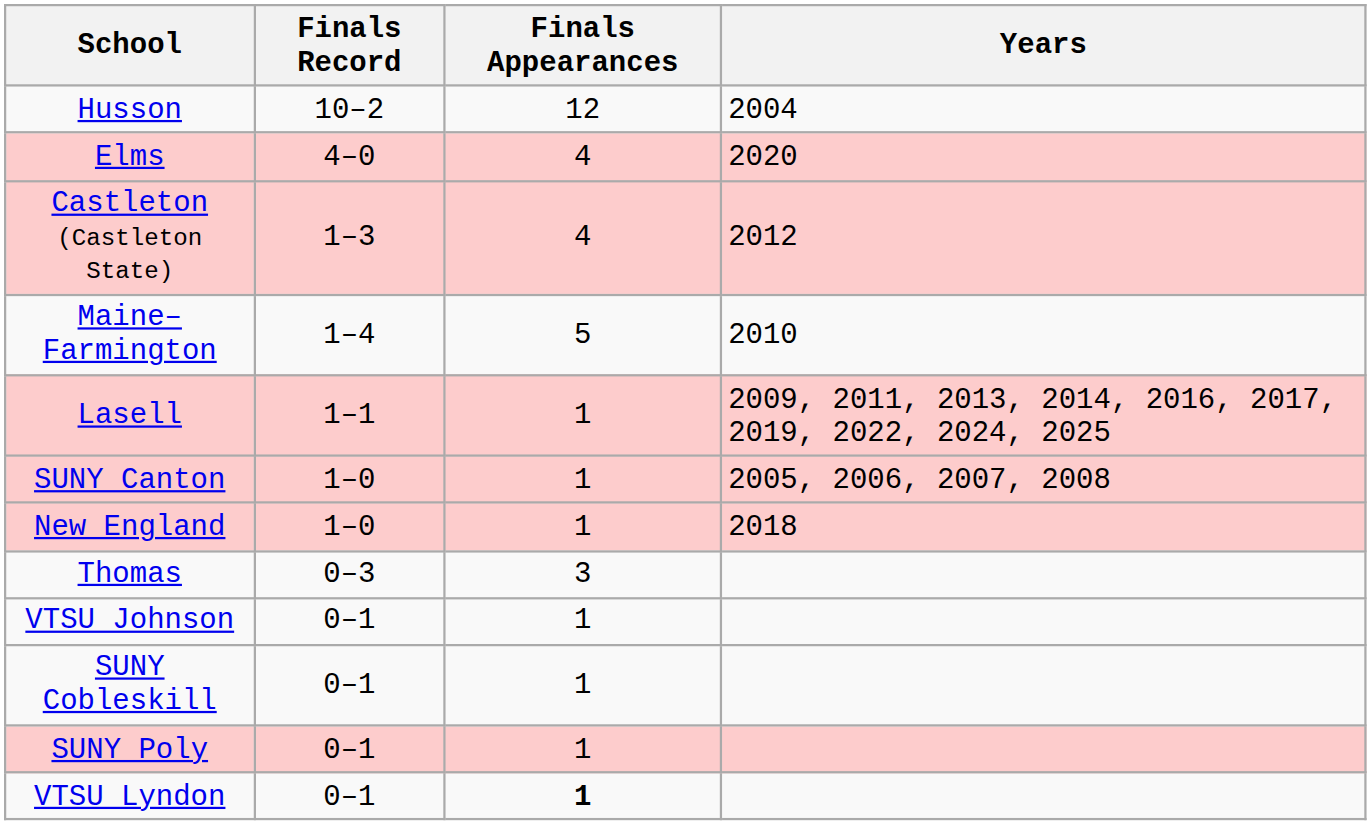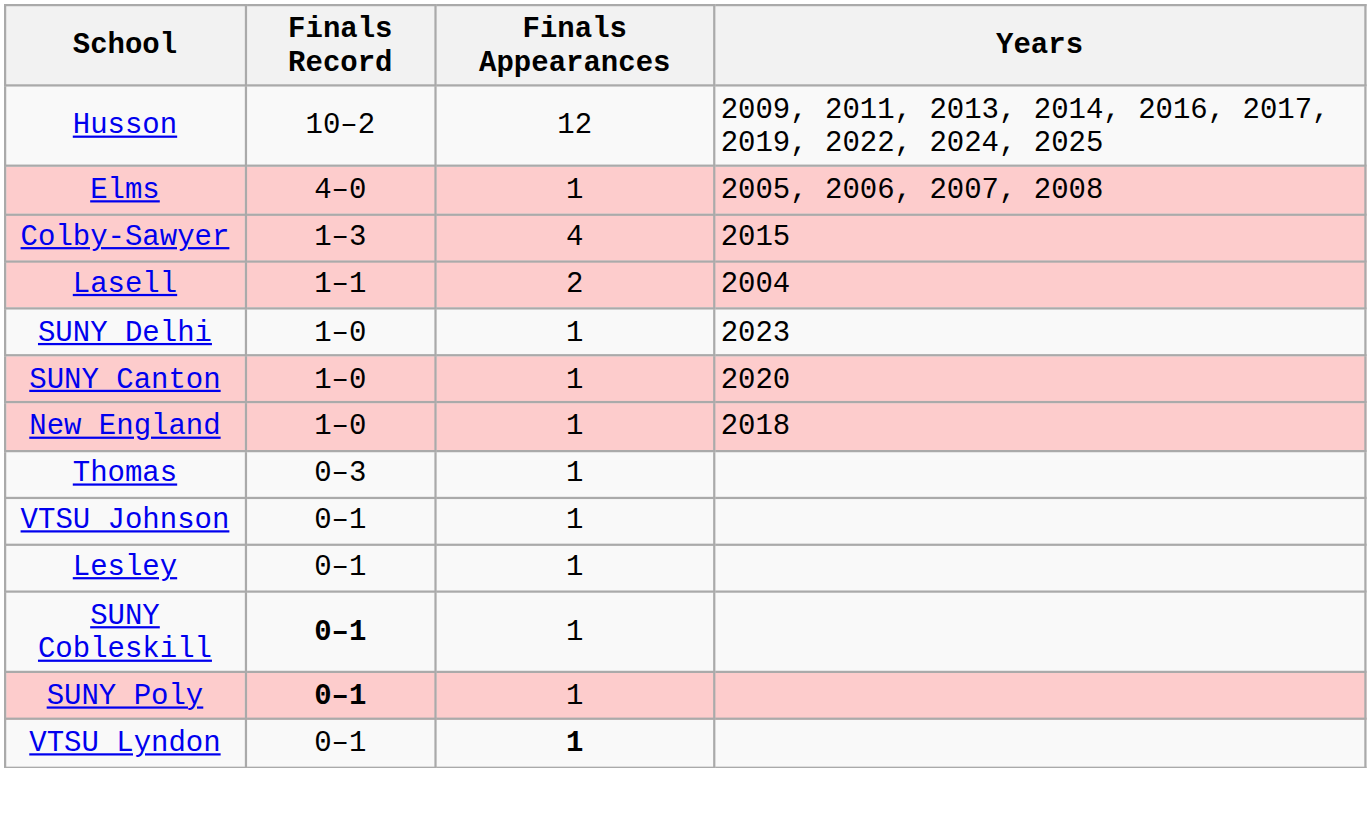(763, 109) 2004 -> (1025, 126) 2009, 2011, 2013, 2014, 2016, 2017, 2019, 2022, 2024, 2025
(583, 157) 4 -> (575, 190) 1
(763, 157) 2020 -> (912, 190) 2005, 2006, 2007, 2008
+ row: (125, 237)
- row: (130, 236)
- row: (130, 335)
(583, 416) 1 -> (575, 285) 2
(1033, 416) 2009, 2011, 2013, 2014, 2016, 2017, 2019, 2022, 2024, 2025 -> (755, 285) 2004
+ row: (125, 332)
(920, 479) 2005, 2006, 2007, 2008 -> (755, 379) 2020
(583, 574) 3 -> (575, 474) 1
+ row: (125, 568)
(349, 685) normal -> (340, 632) bold
(349, 749) normal -> (340, 696) bold
